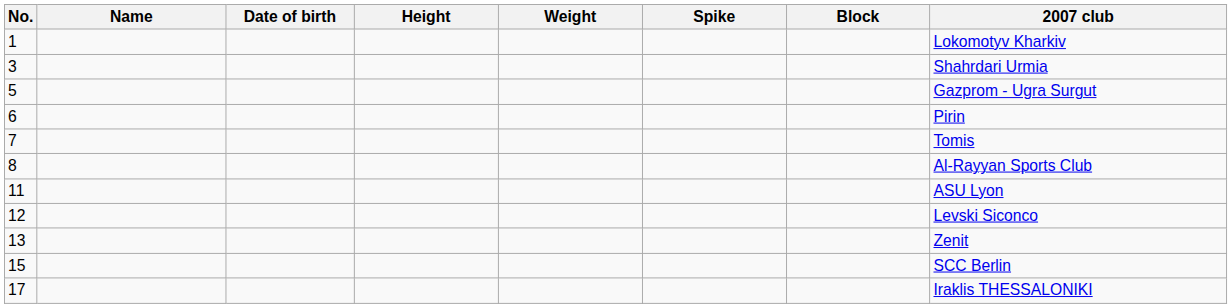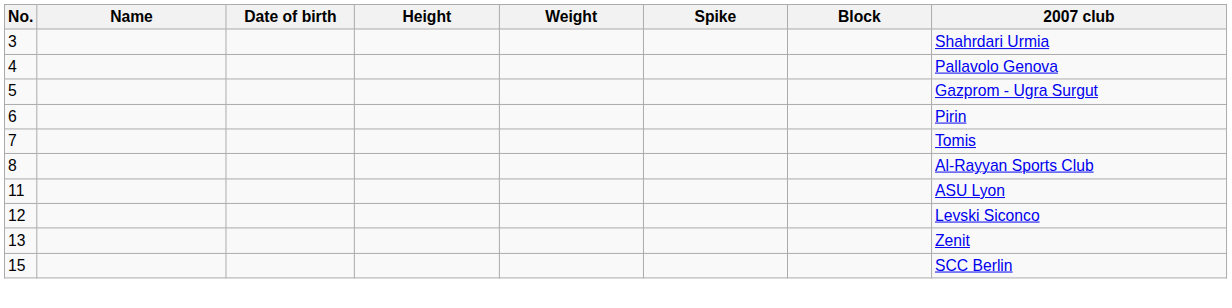- row: (12, 41)
+ row: (12, 66)
- row: (17, 290)
